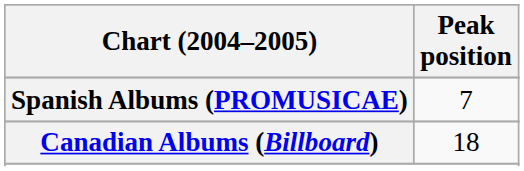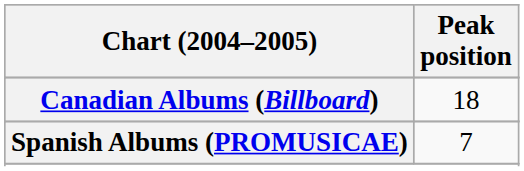rows swapped: (209, 142) <-> (209, 99)
